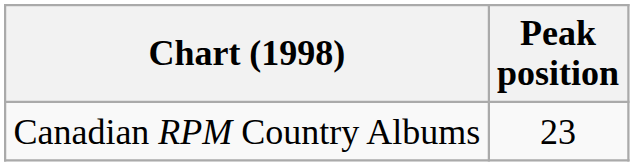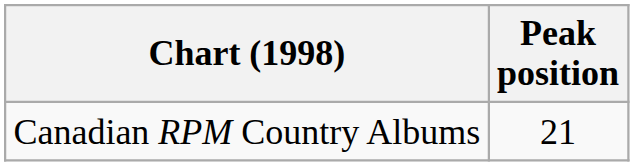(558, 130) 23 -> (558, 130) 21
